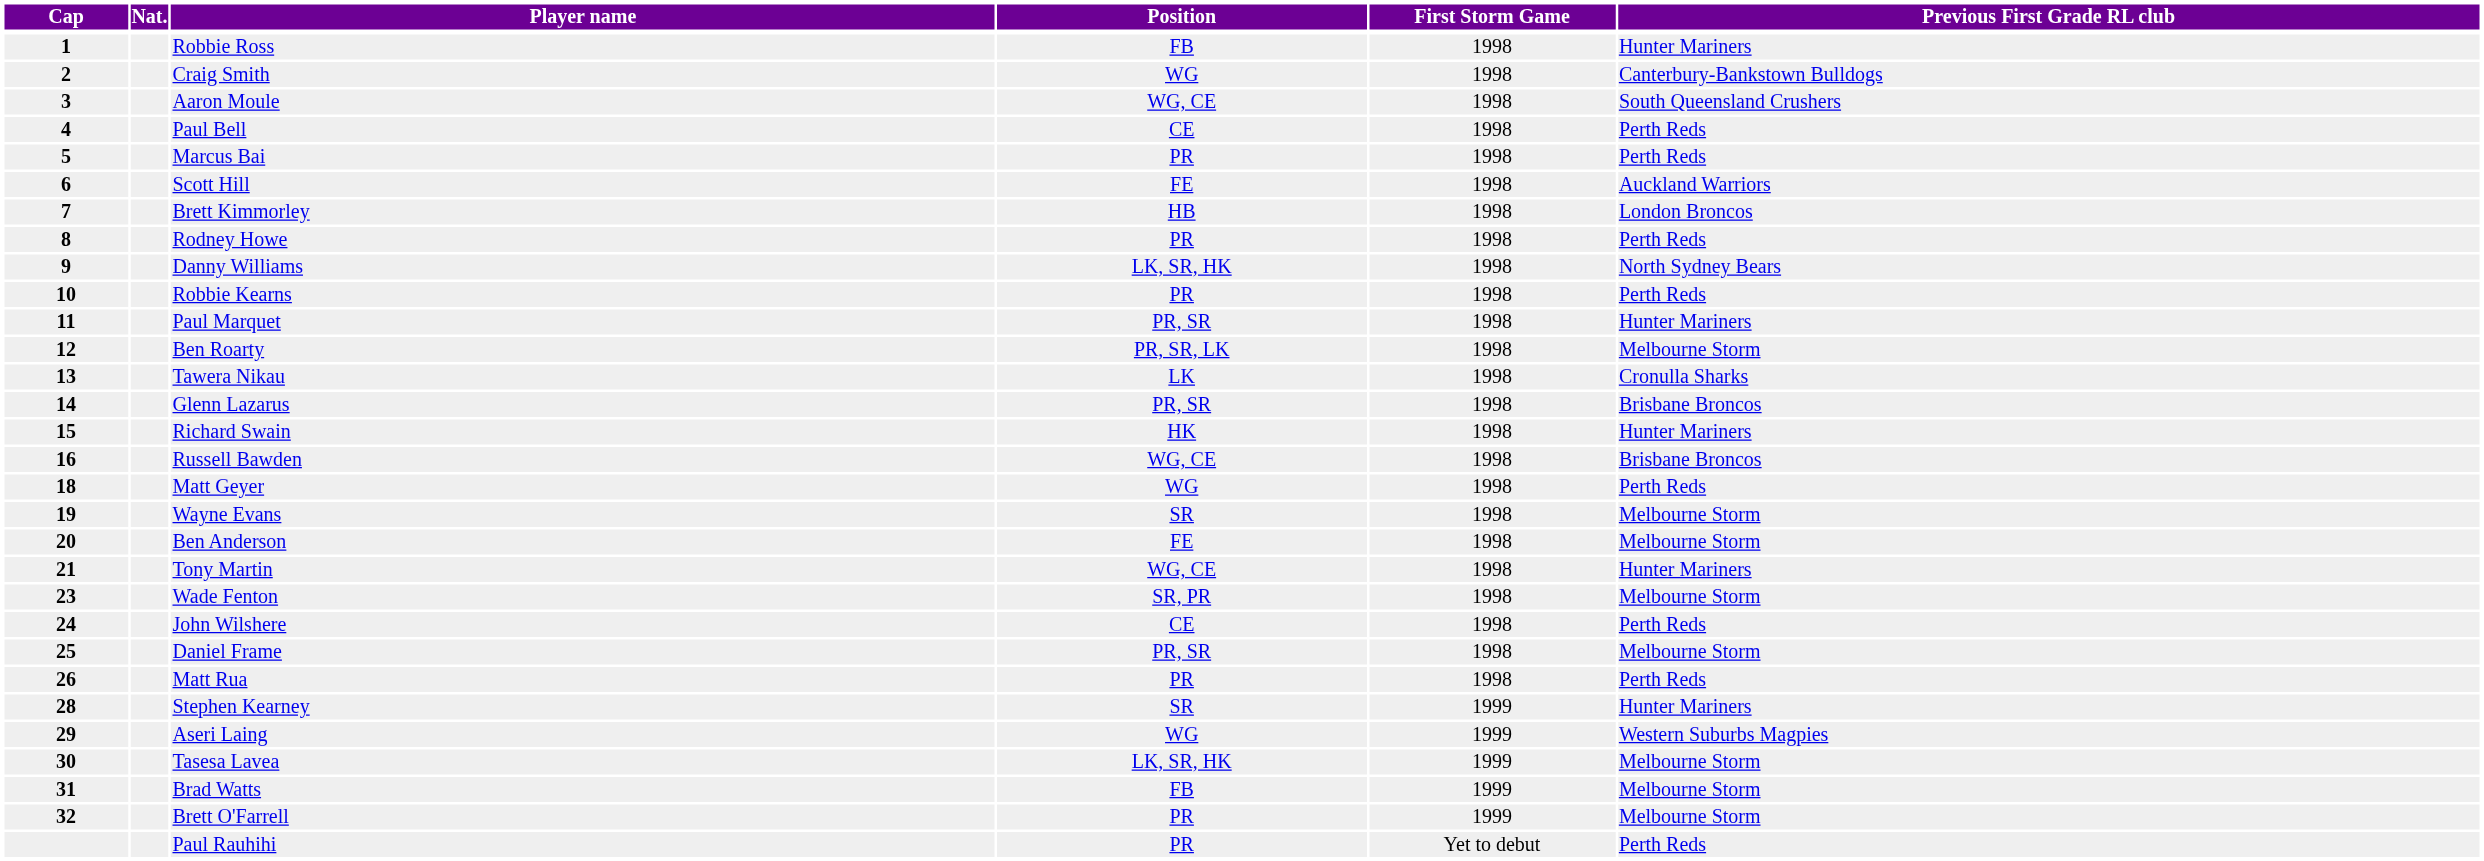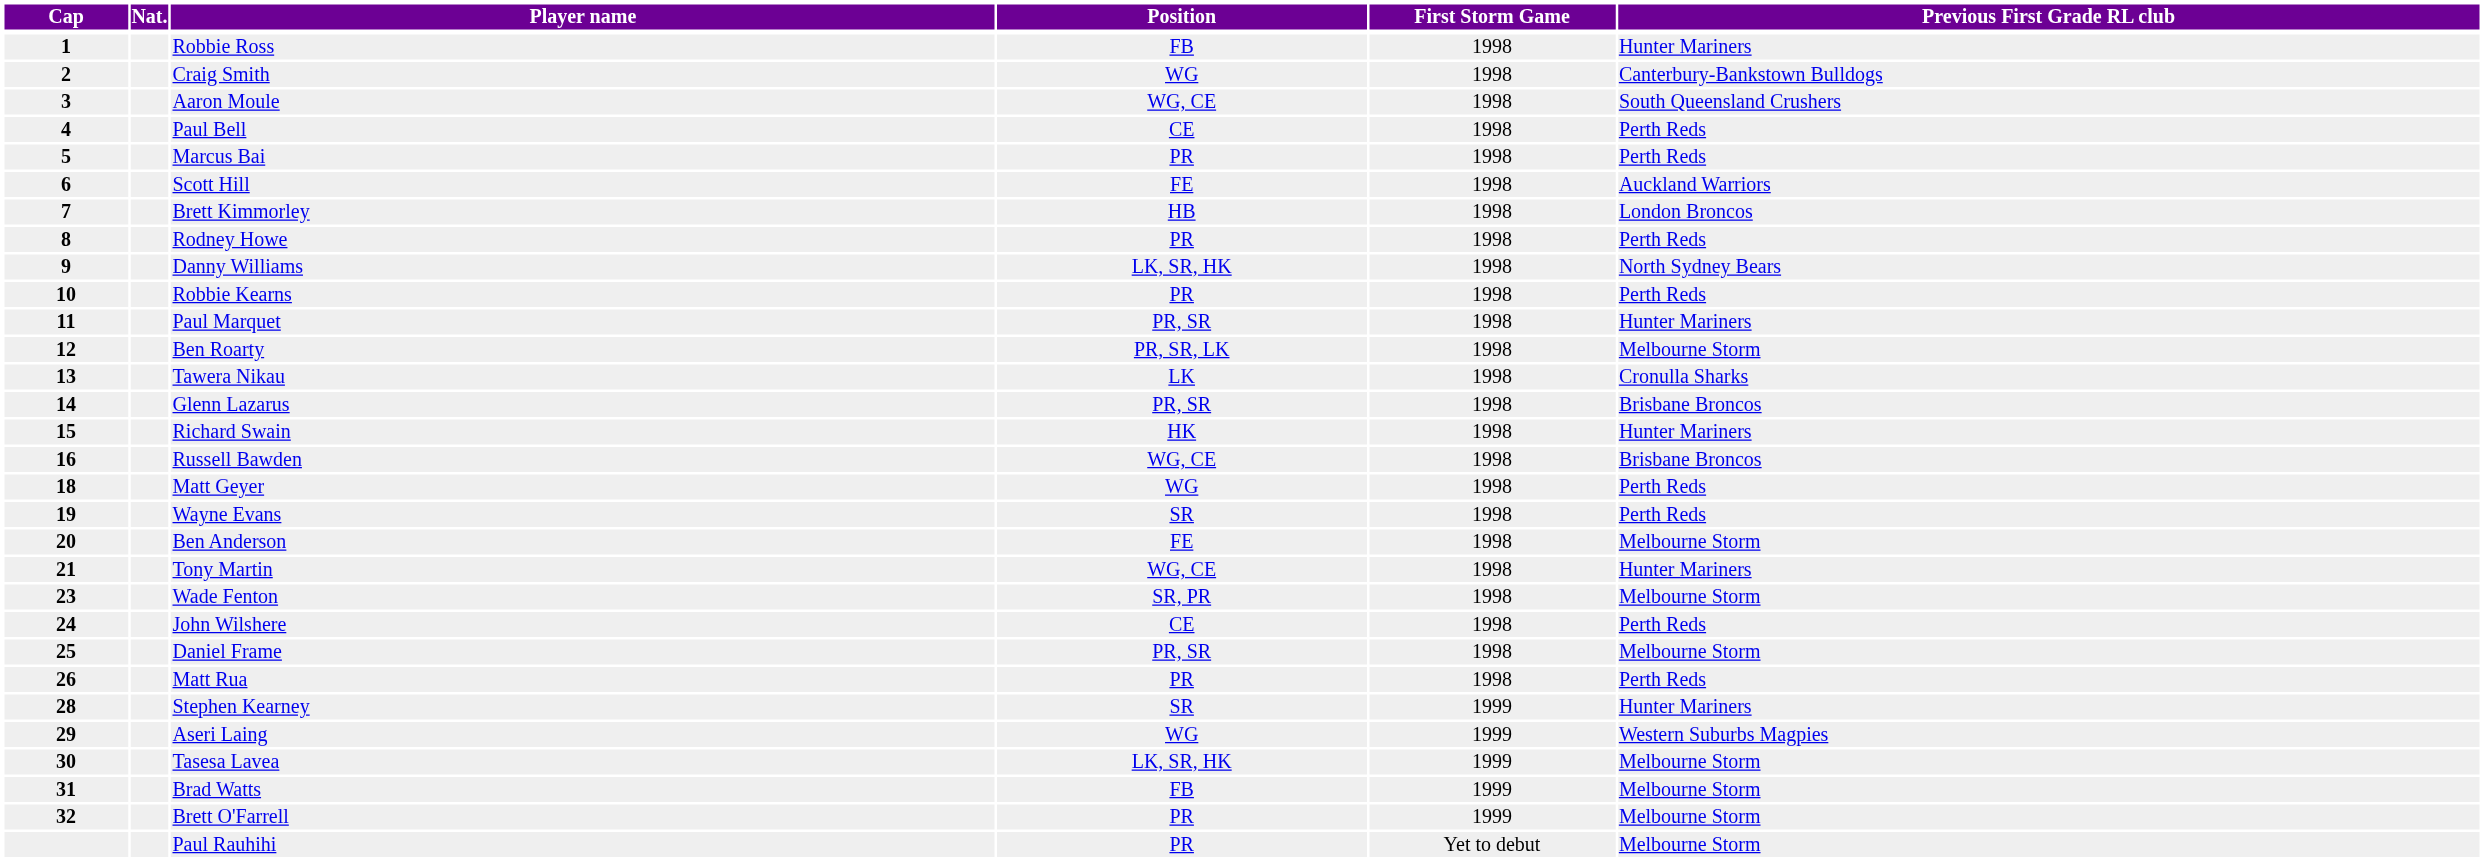(1690, 514) Melbourne Storm -> (1662, 514) Perth Reds
(1662, 844) Perth Reds -> (1690, 844) Melbourne Storm
